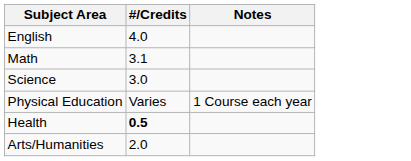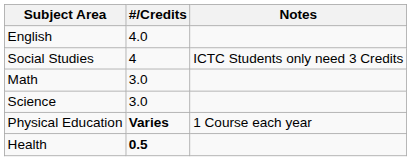+ row: (51, 58)
(138, 58) 3.1 -> (138, 79) 3.0
(148, 101) normal -> (149, 123) bold
- row: (56, 144)
